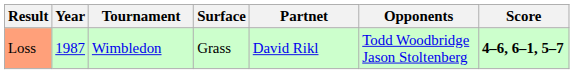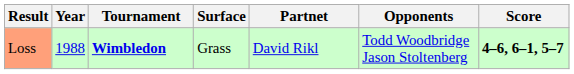(70, 48) 1987 -> (70, 48) 1988
(127, 48) normal -> (129, 48) bold
